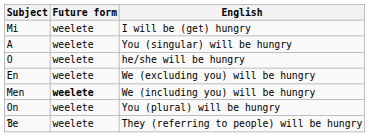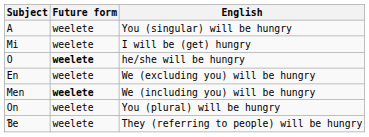rows swapped: (13, 28) <-> (10, 44)
(73, 60) normal -> (73, 60) bold
